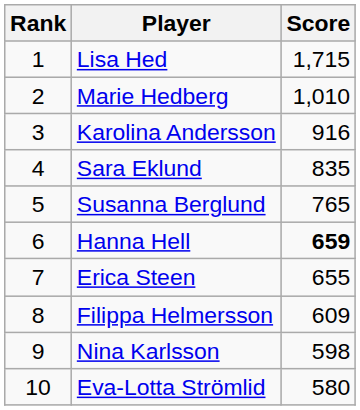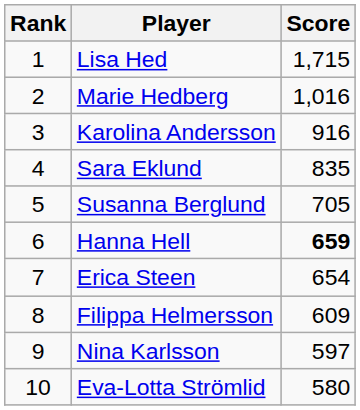(321, 96) 1,010 -> (321, 96) 1,016
(331, 205) 765 -> (331, 205) 705
(331, 277) 655 -> (331, 277) 654
(331, 350) 598 -> (331, 350) 597
